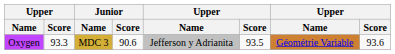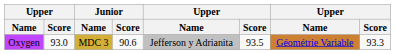(59, 42) 93.3 -> (59, 42) 93.0
(375, 42) 93.6 -> (375, 42) 93.3
